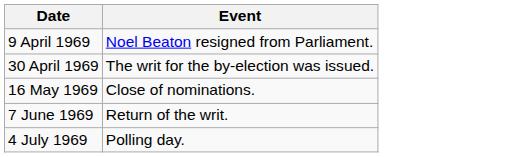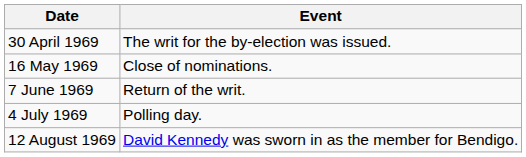- row: (49, 41)
+ row: (62, 139)
